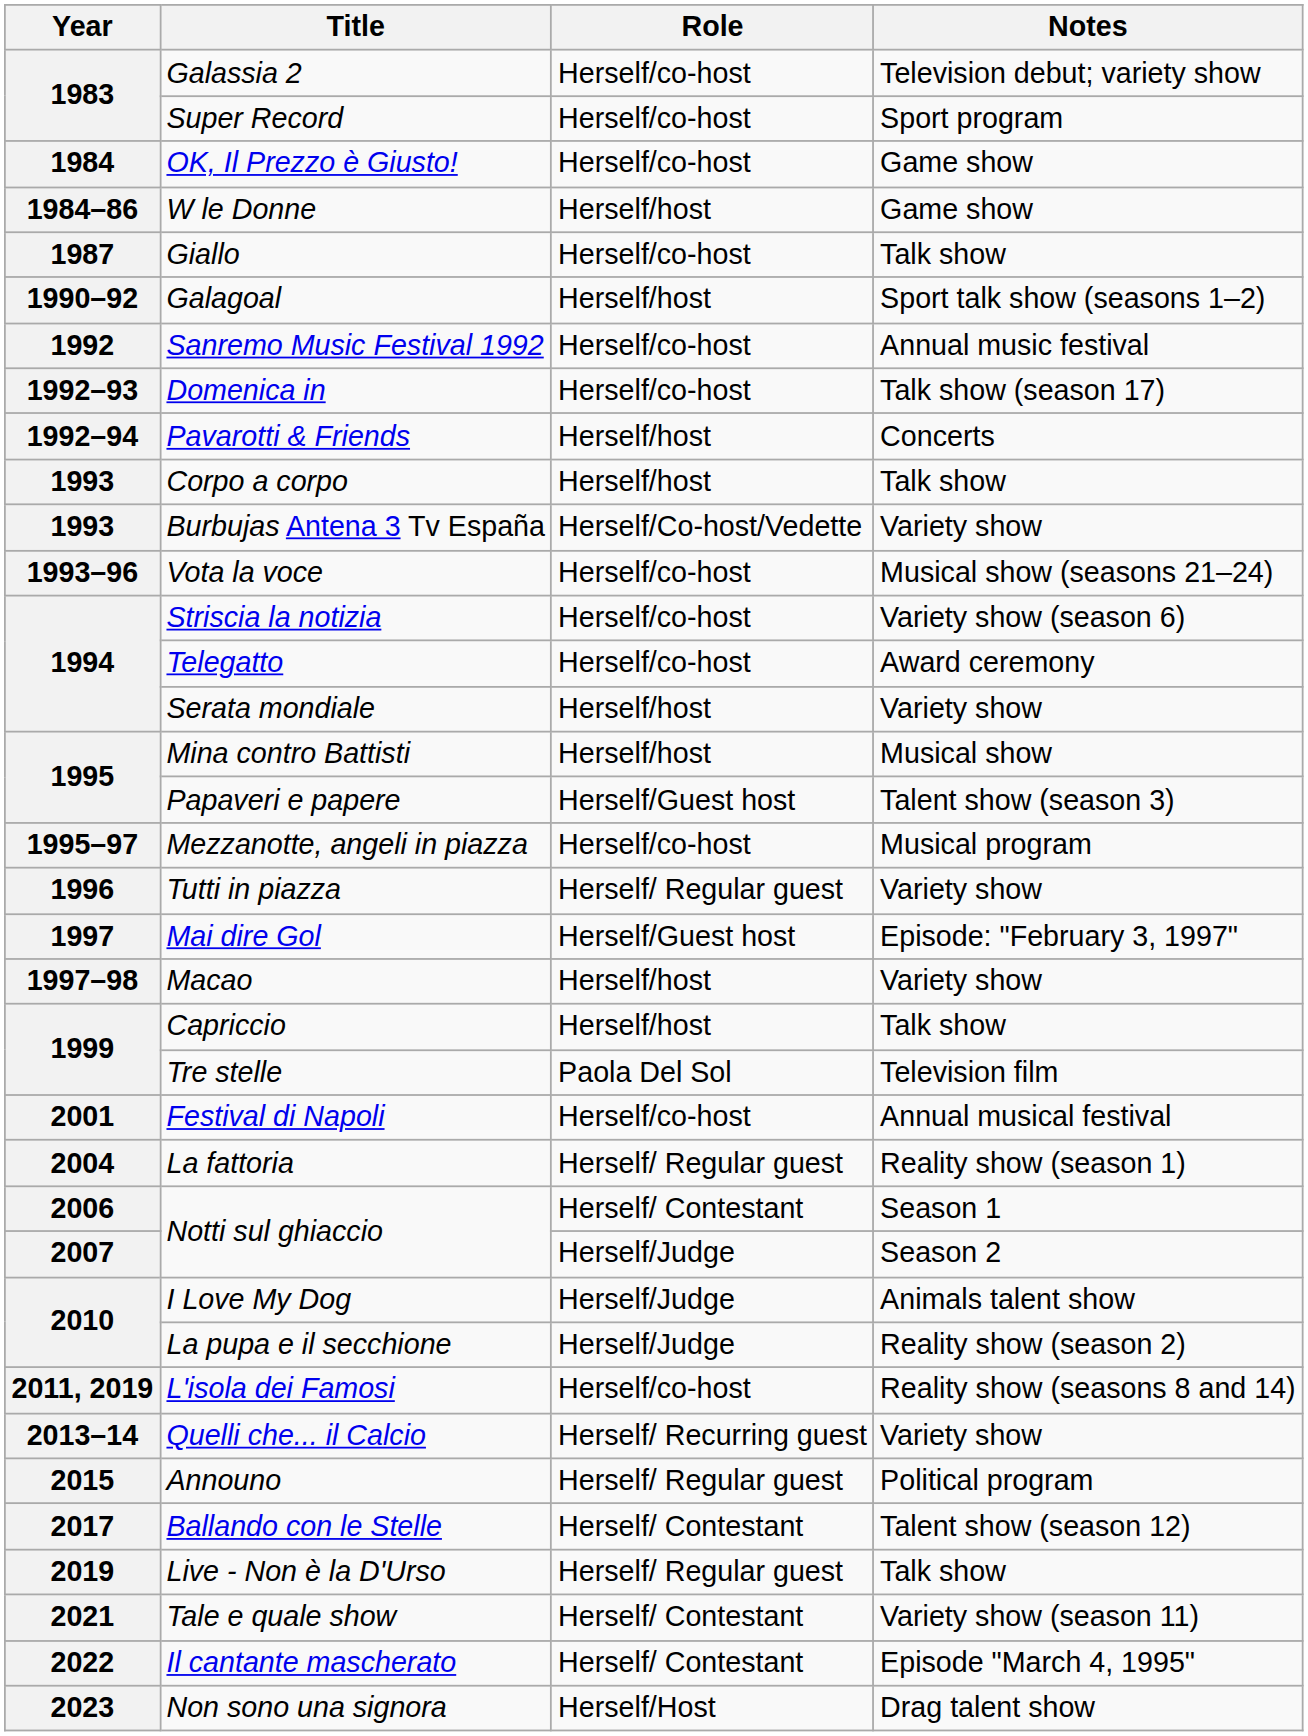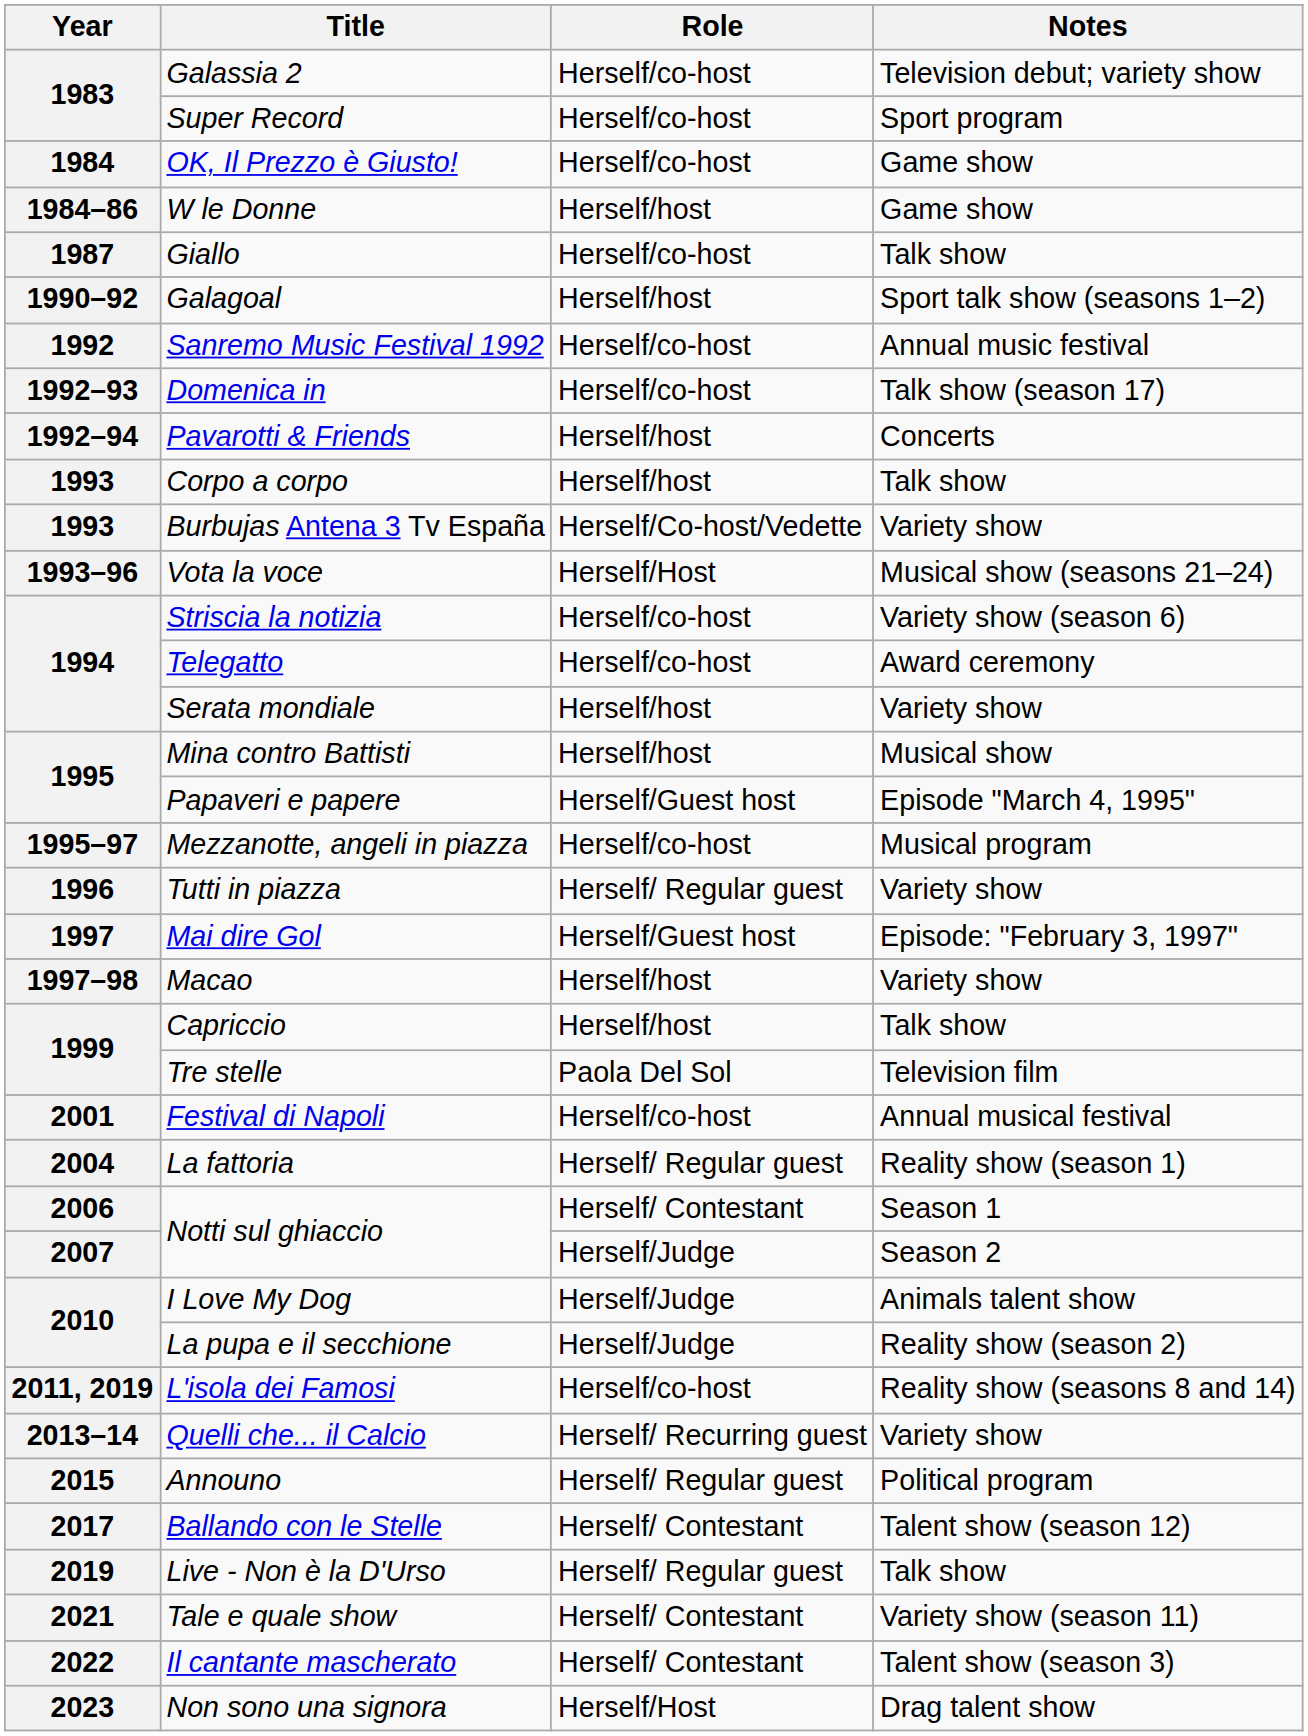(654, 572) Herself/co-host -> (637, 572) Herself/Host
(1027, 799) Talent show (season 3) -> (1038, 799) Episode "March 4, 1995"
(1038, 1662) Episode "March 4, 1995" -> (1027, 1662) Talent show (season 3)
